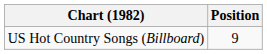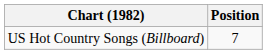(235, 37) 9 -> (235, 37) 7
